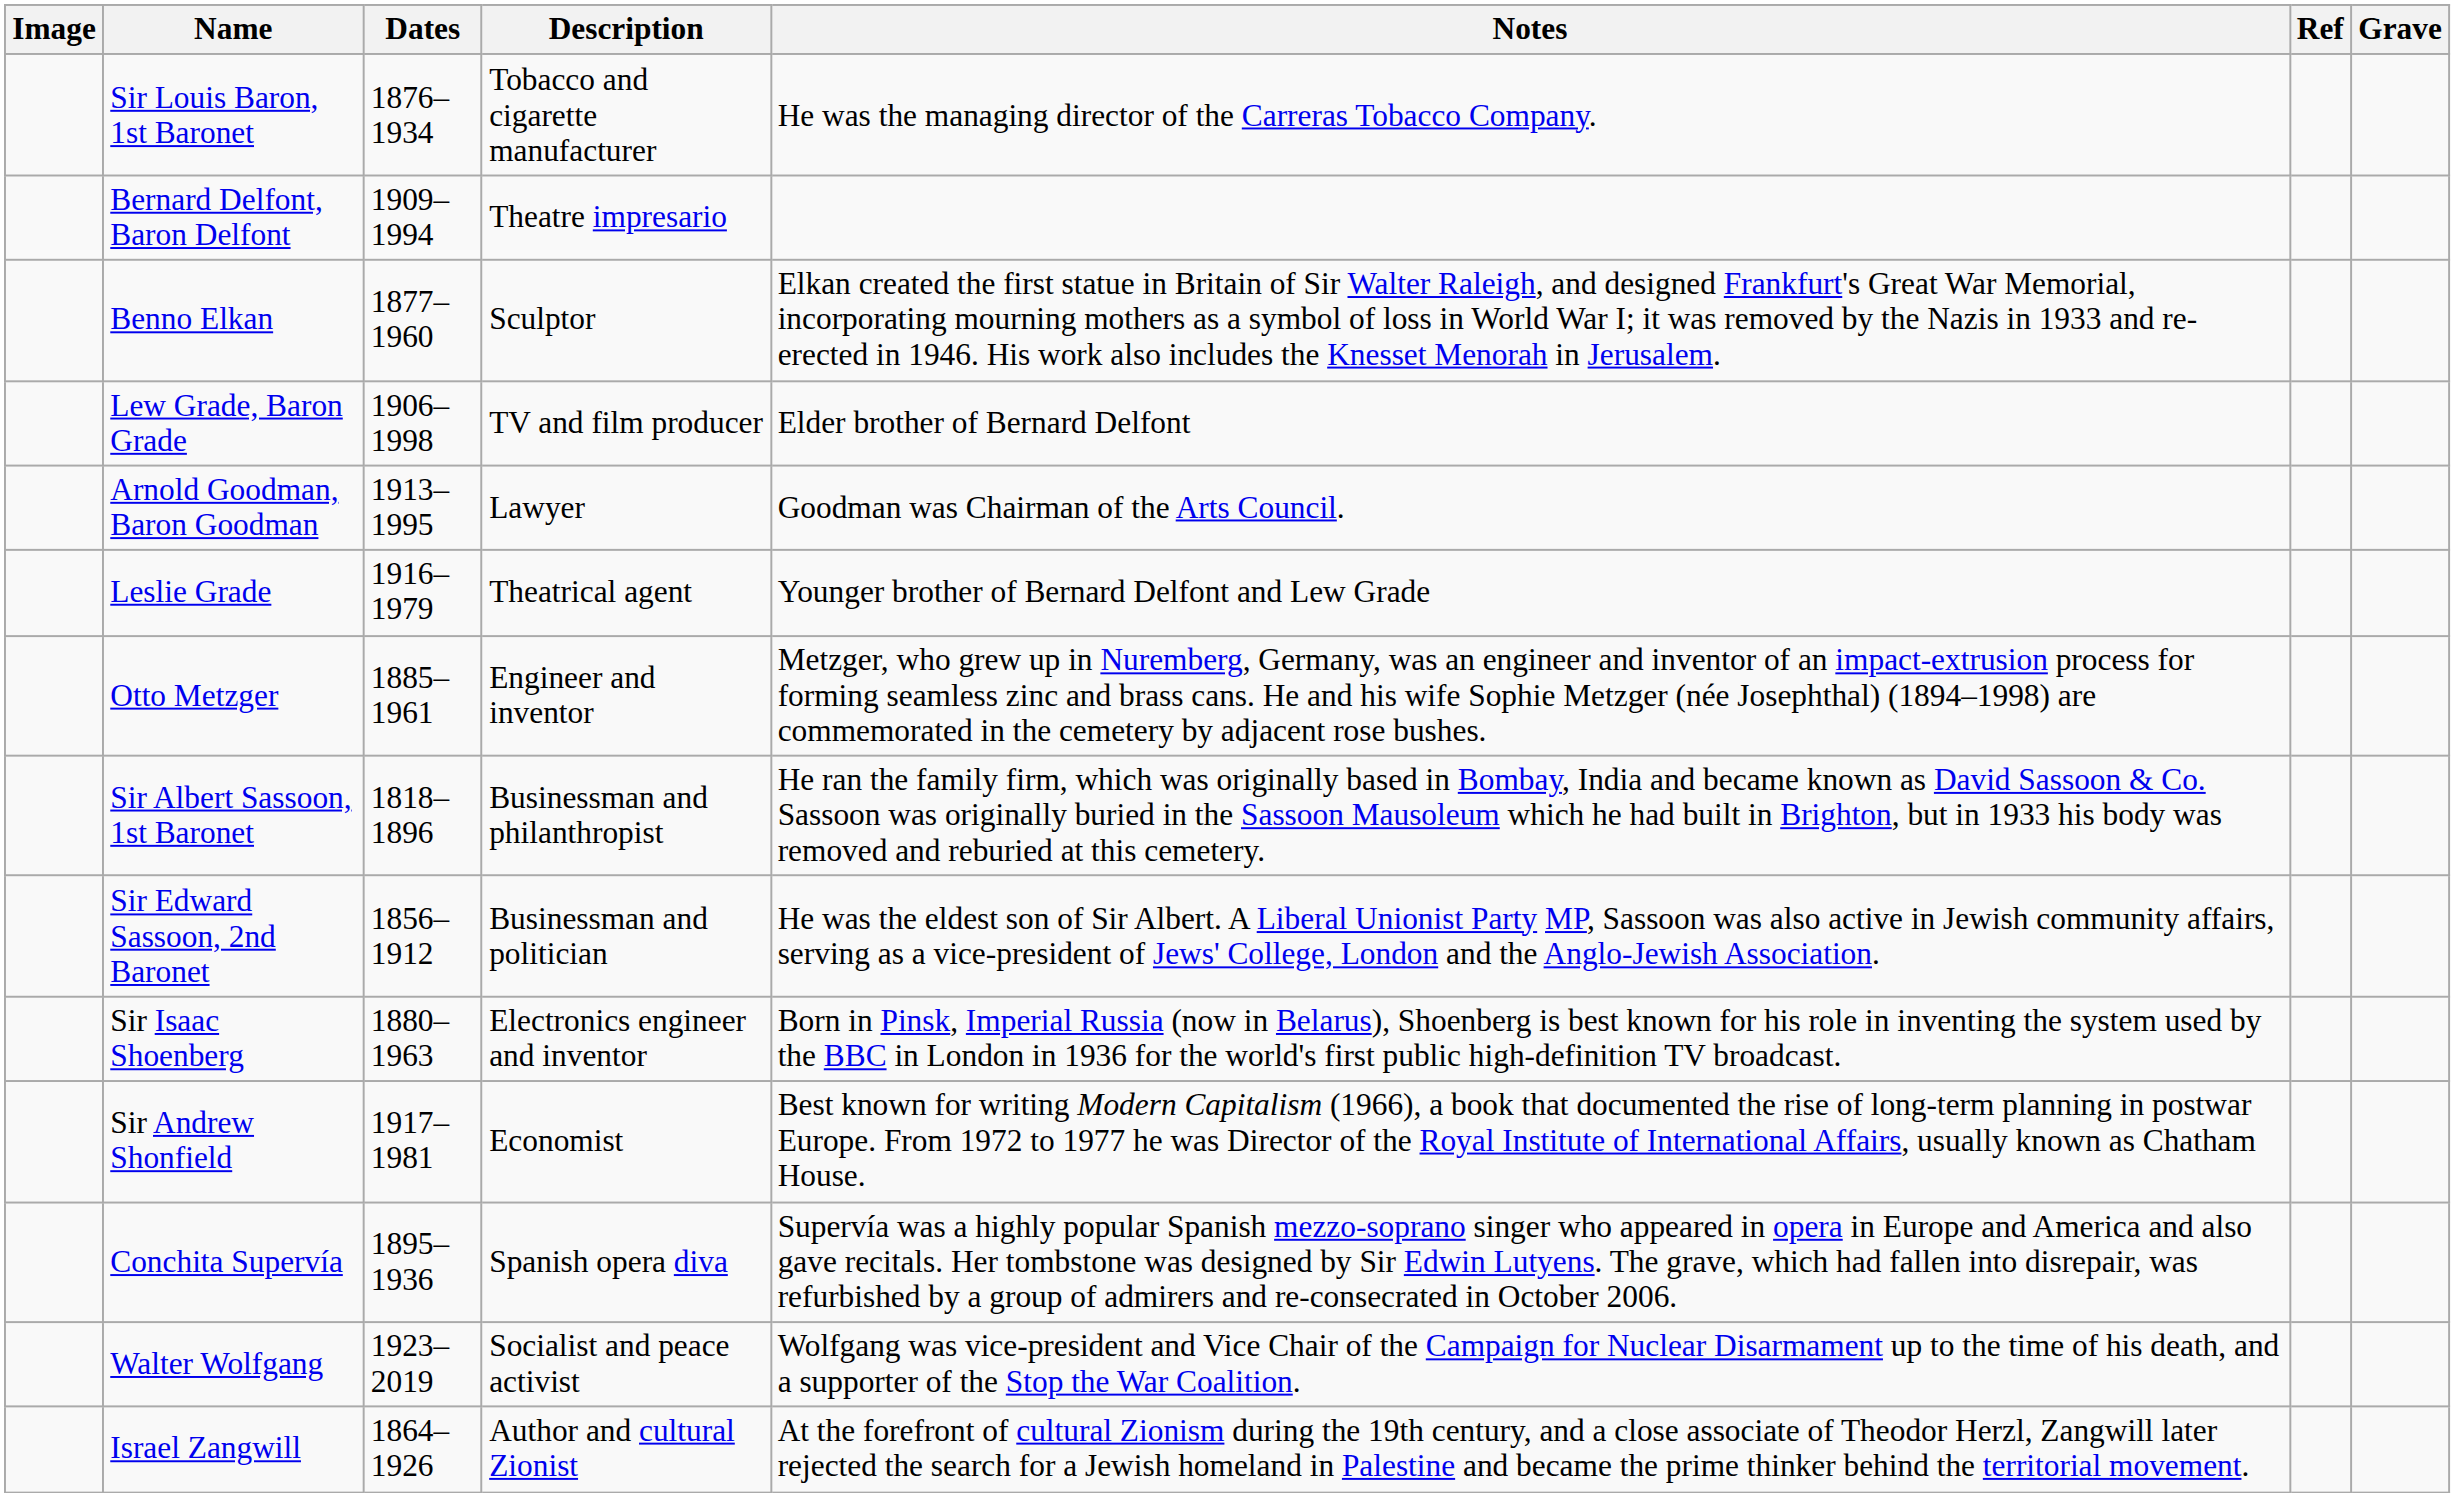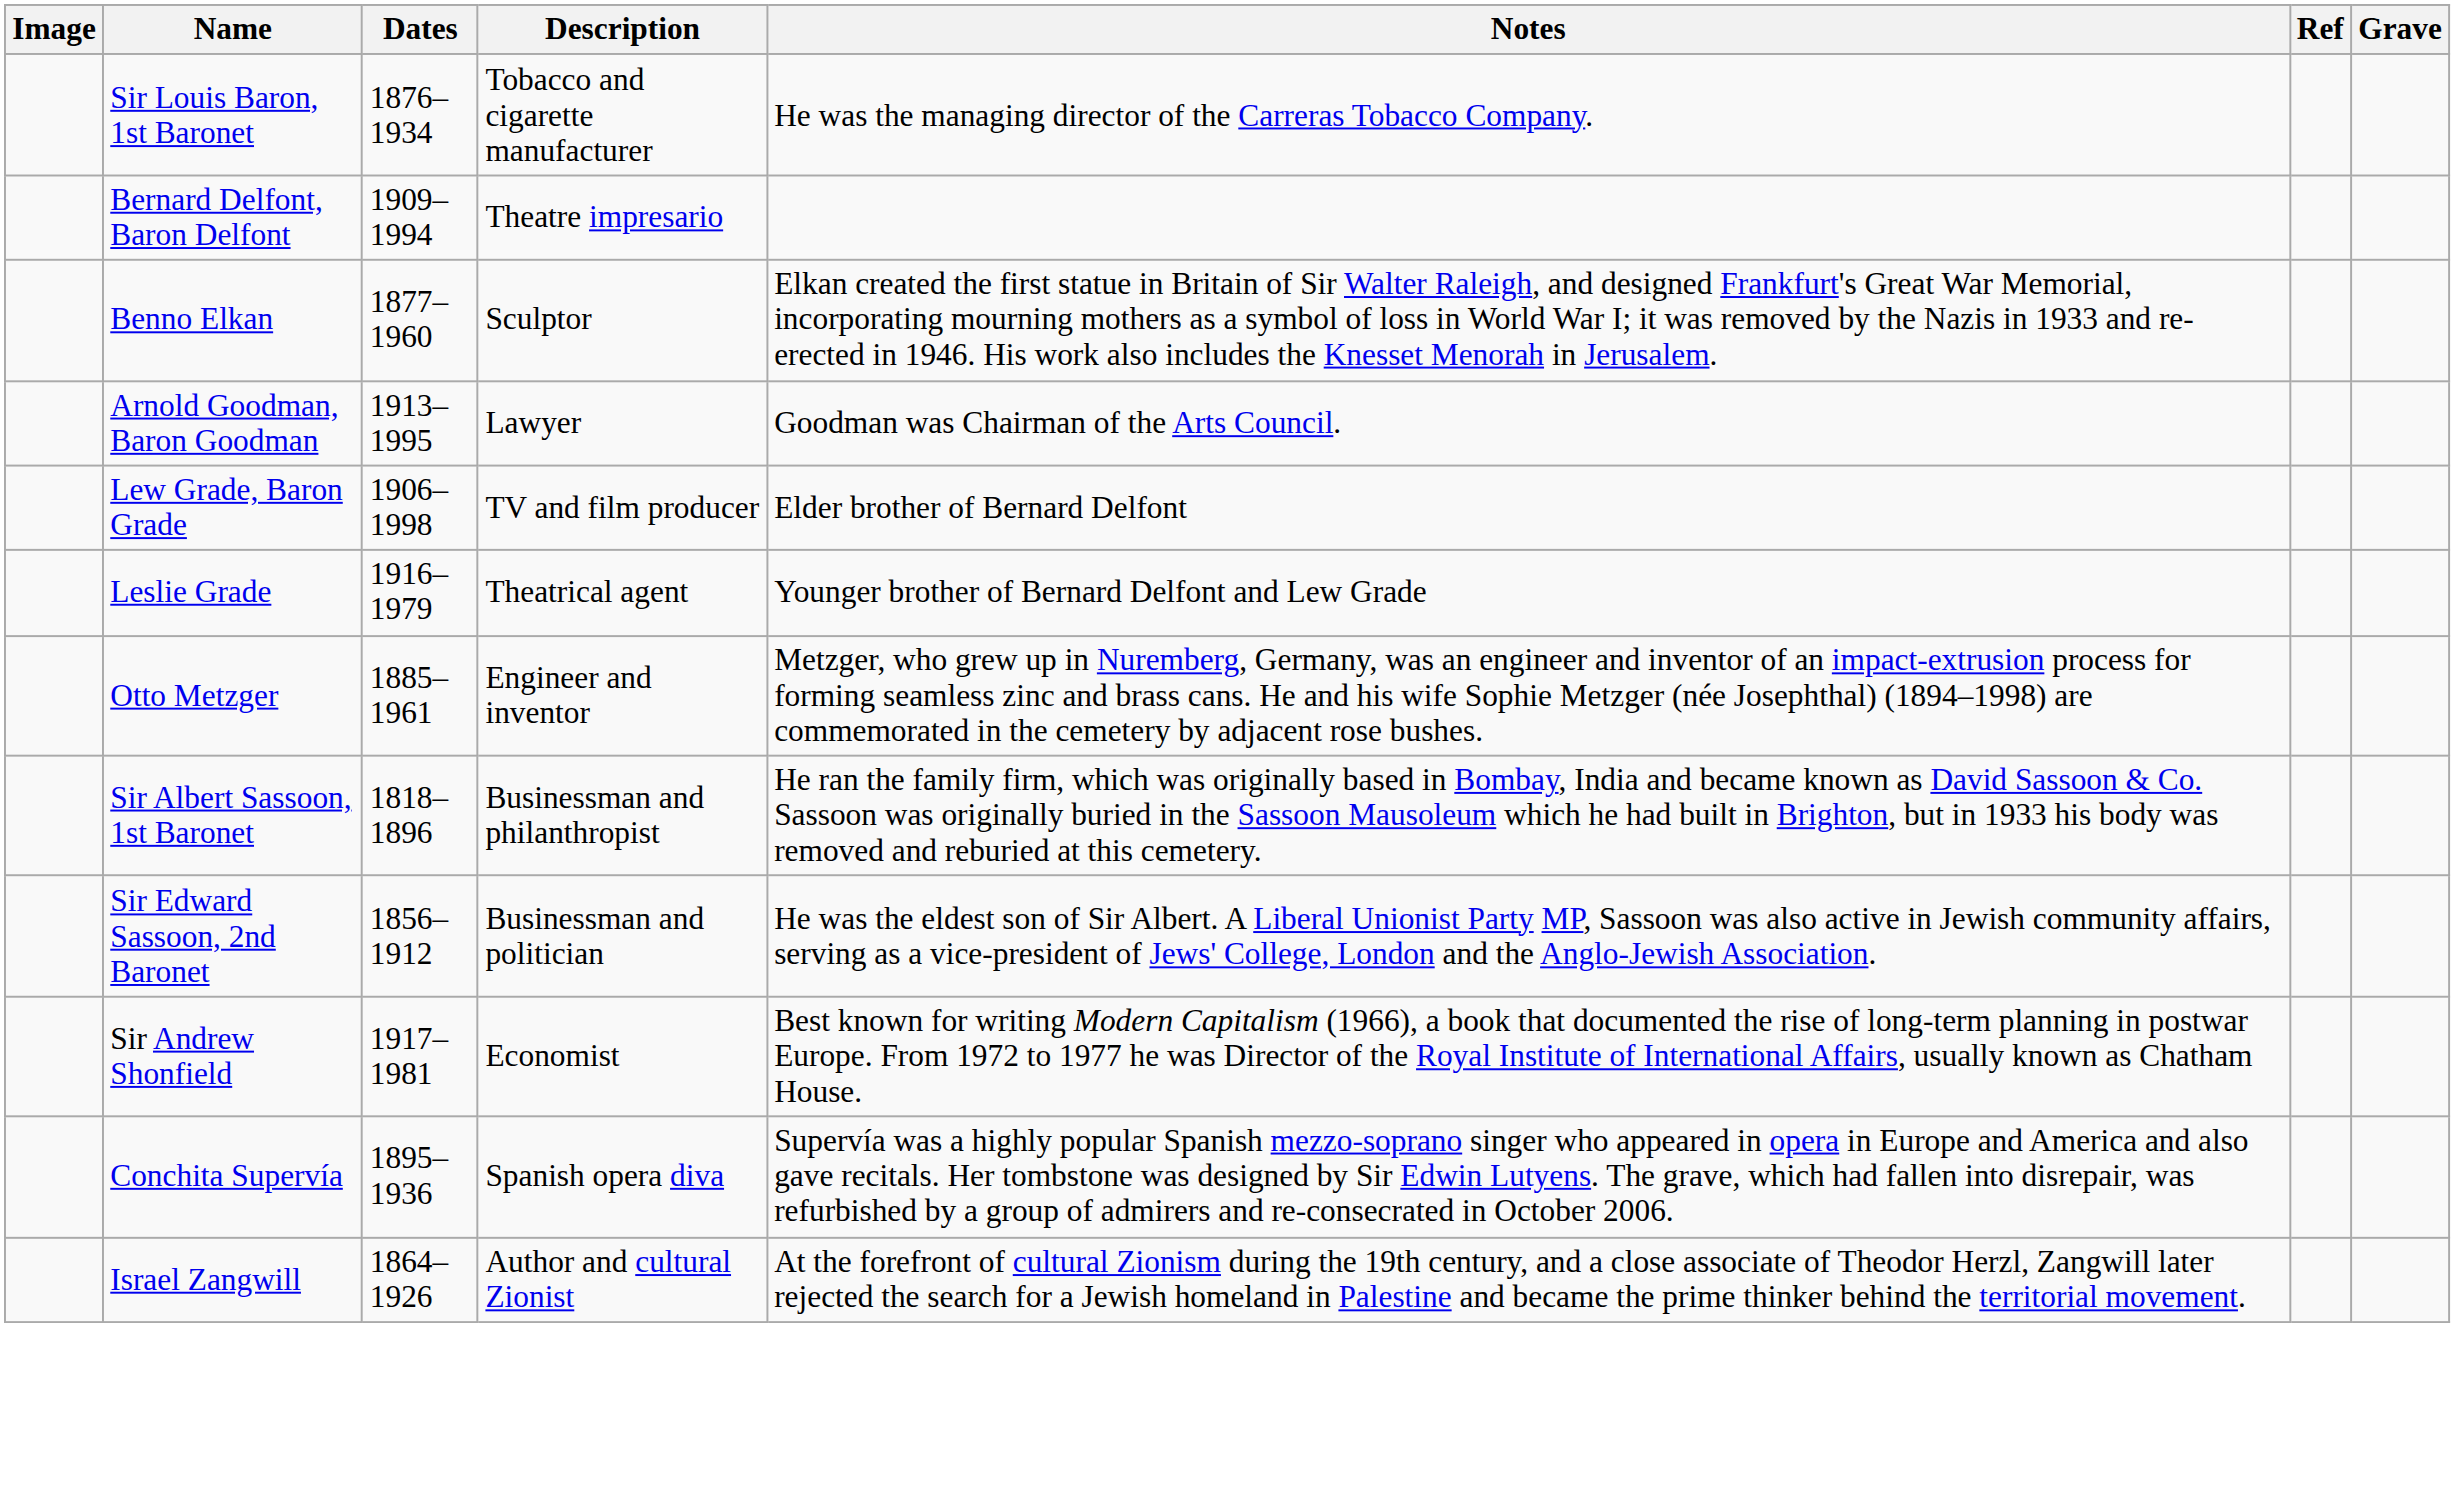rows swapped: (224, 507) <-> (227, 422)
- row: (177, 1038)
- row: (217, 1363)
